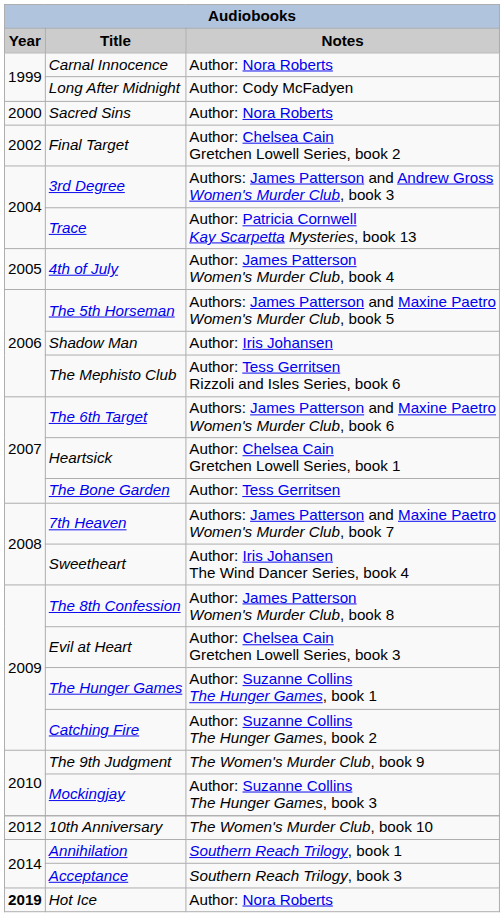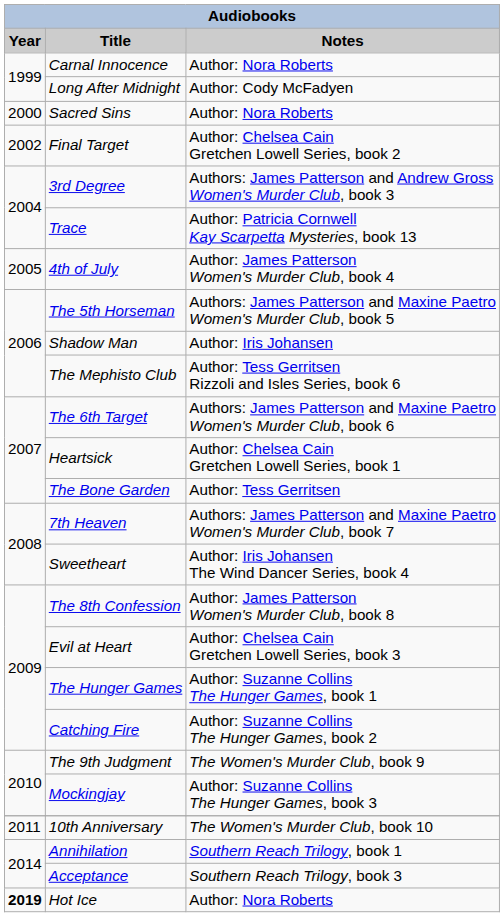(25, 827) 2012 -> (24, 827) 2011
